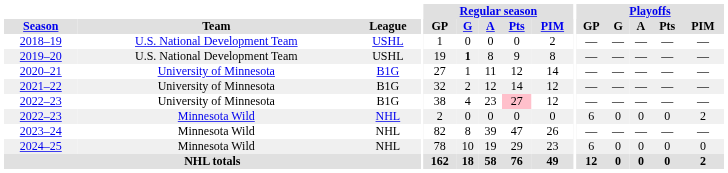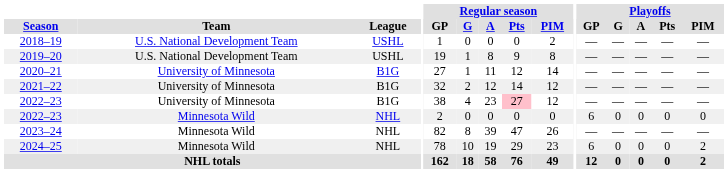(468, 56) bold -> (468, 56) normal
(703, 116) 2 -> (703, 116) 0
(703, 146) 0 -> (703, 146) 2
